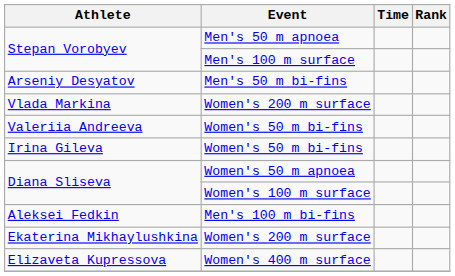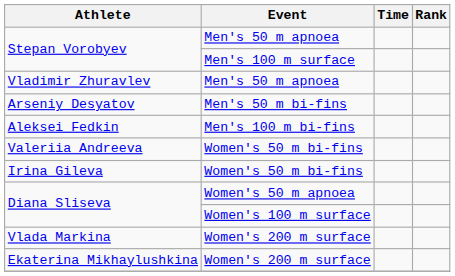+ row: (79, 82)
rows swapped: (63, 215) <-> (59, 104)
- row: (87, 260)
